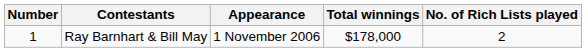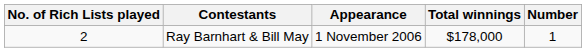columns swapped: (33, 15) <-> (502, 15)
